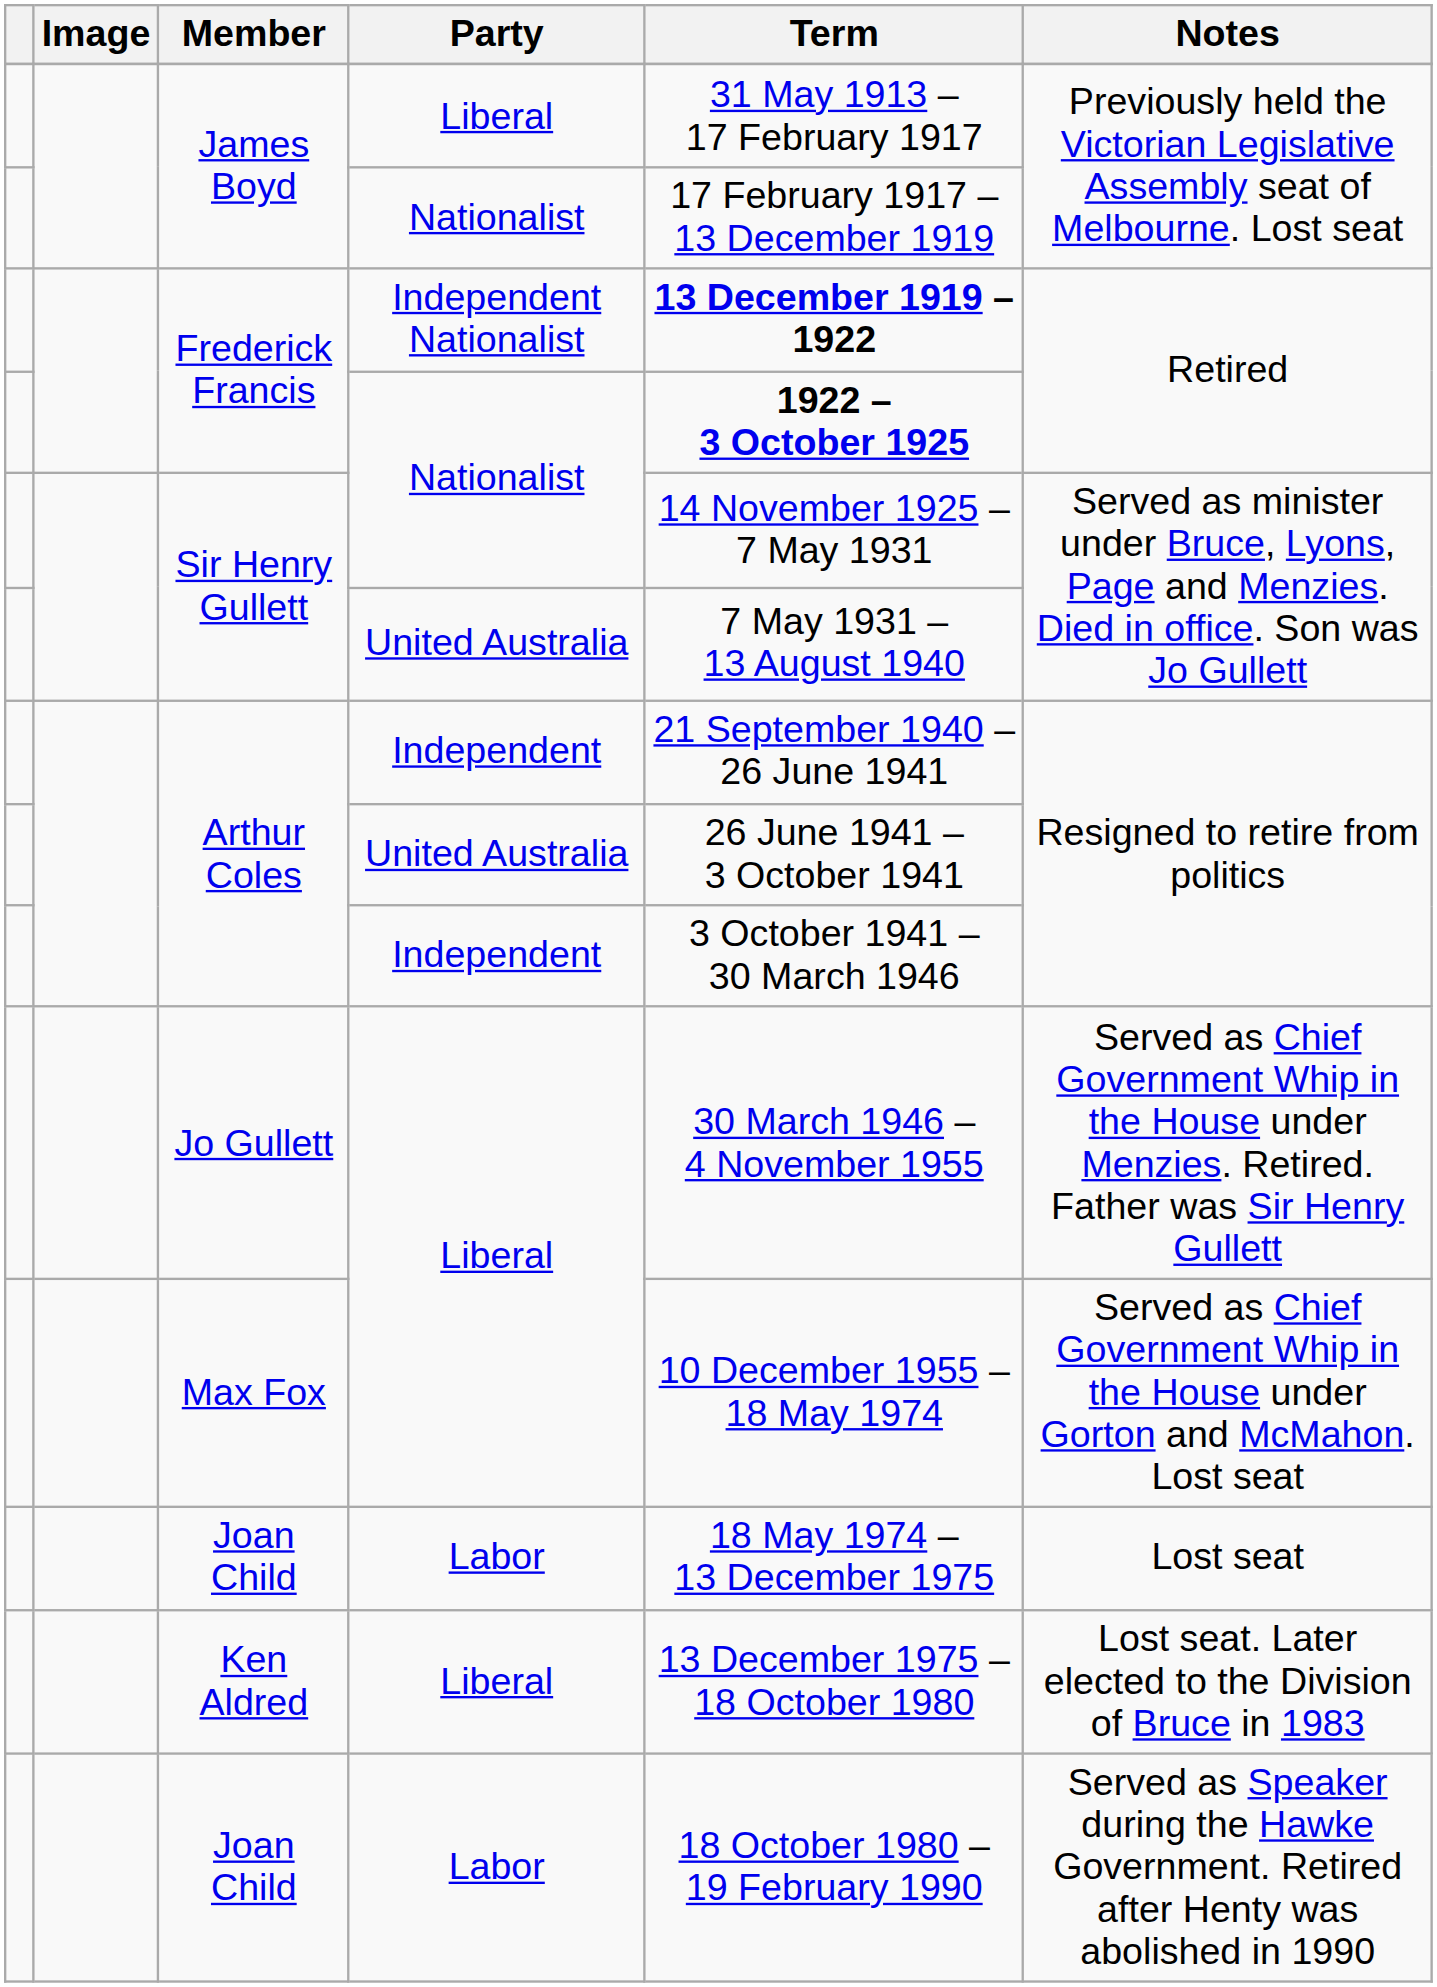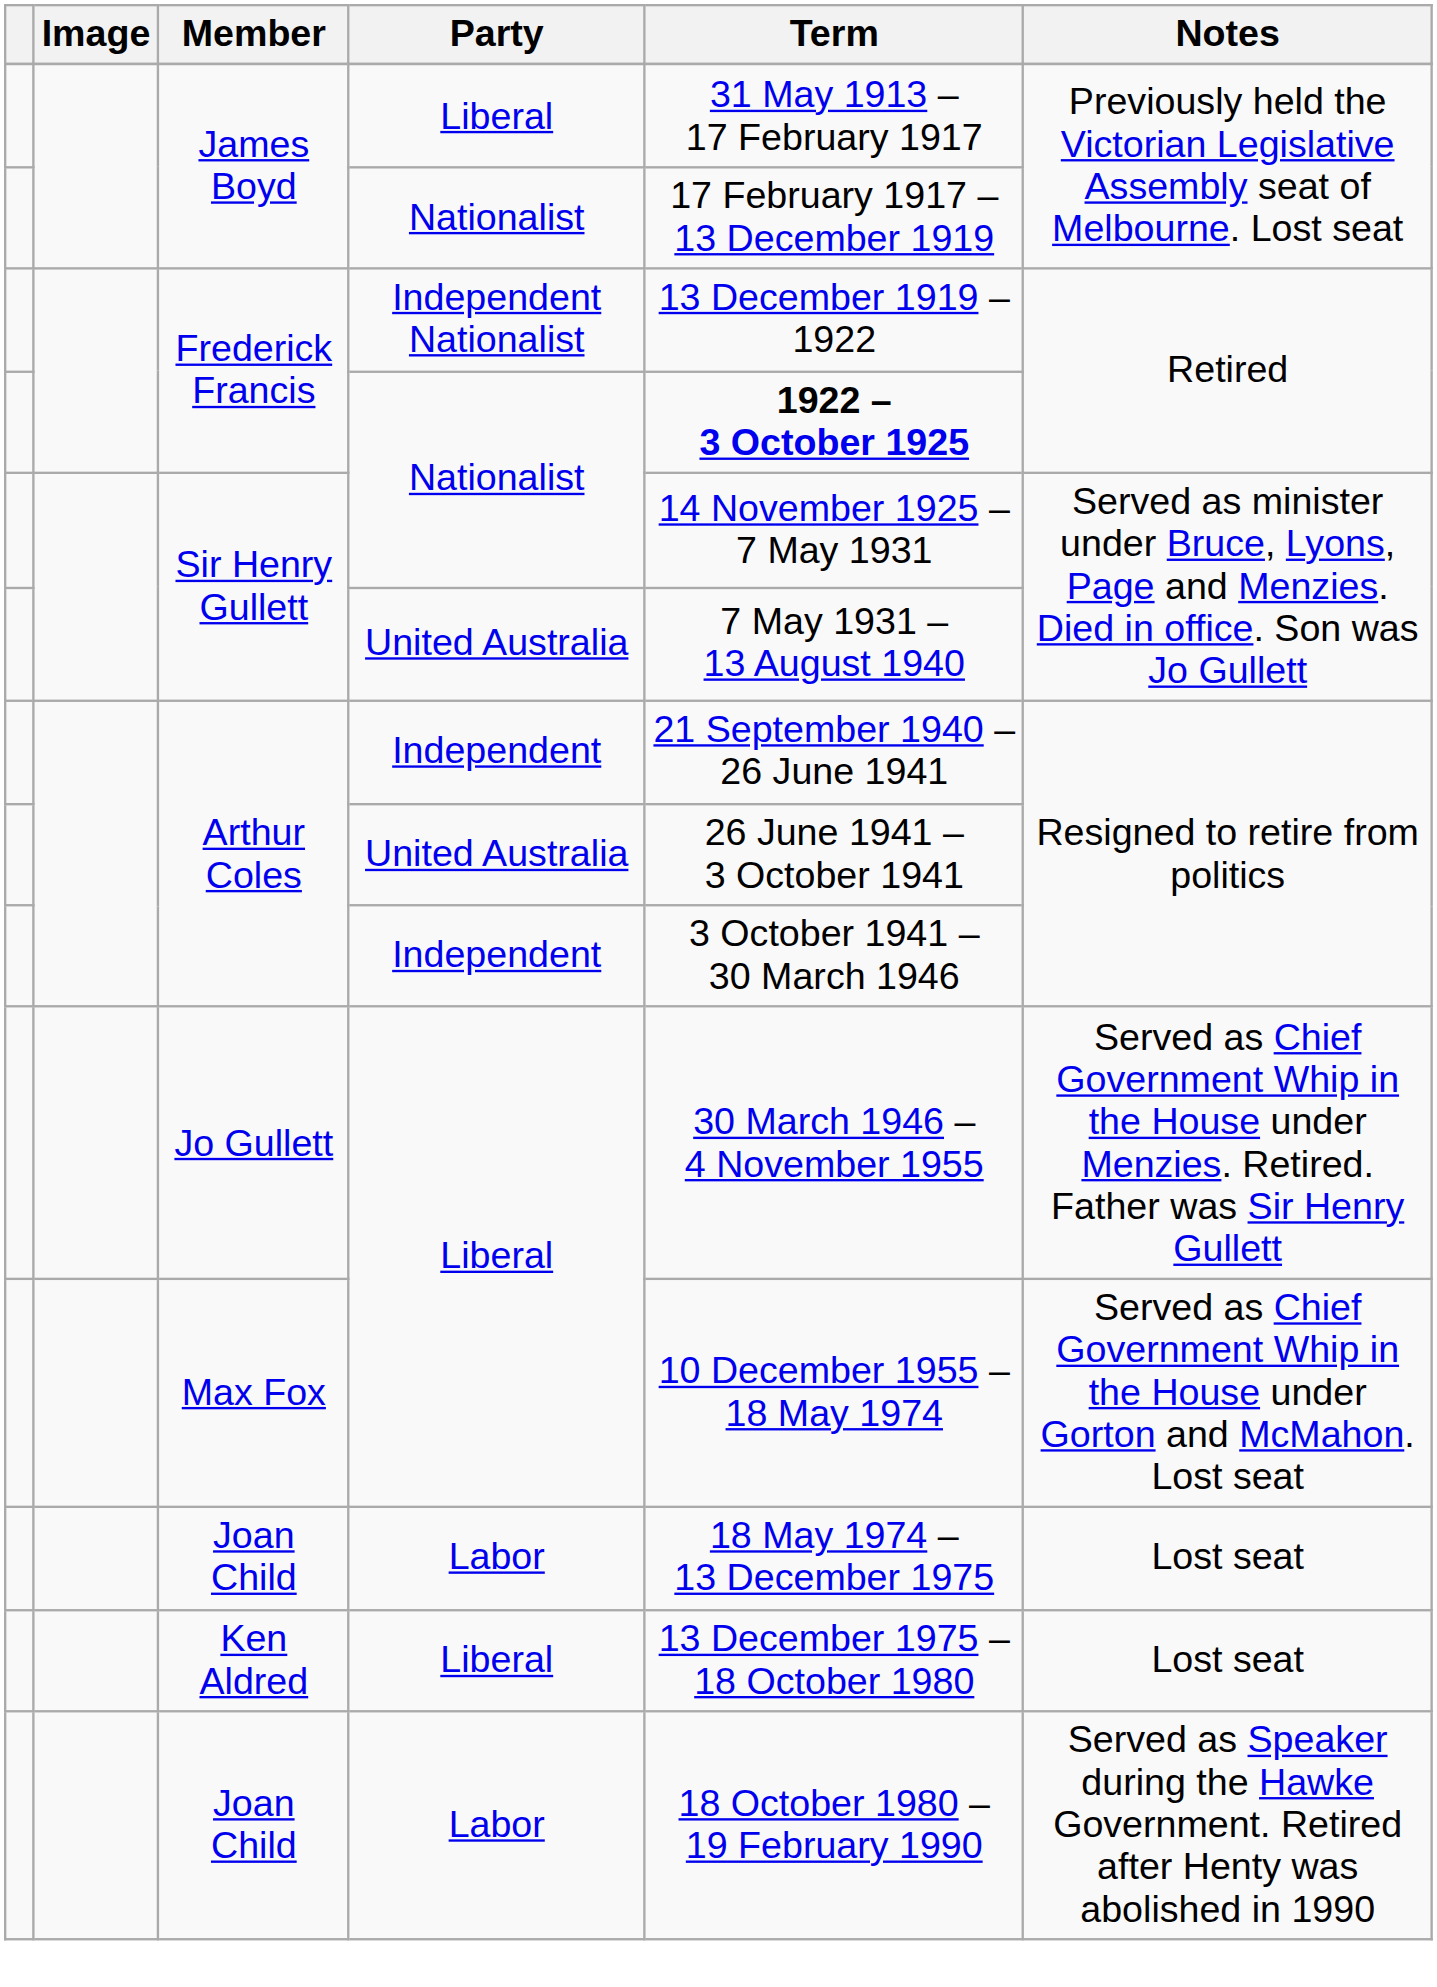(834, 318) bold -> (834, 318) normal
(1228, 1680) Lost seat. Later elected to the Division of Bruce in 1983 -> (1228, 1659) Lost seat
